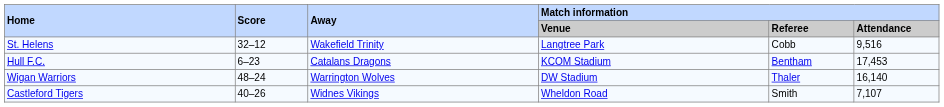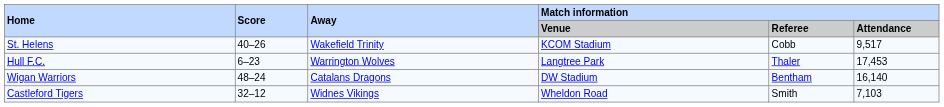(252, 45) 32–12 -> (252, 45) 40–26
(573, 45) Langtree Park -> (576, 45) KCOM Stadium
(869, 45) 9,516 -> (869, 45) 9,517
(351, 61) Catalans Dragons -> (353, 61) Warrington Wolves
(576, 61) KCOM Stadium -> (573, 61) Langtree Park
(792, 61) Bentham -> (786, 61) Thaler
(353, 78) Warrington Wolves -> (351, 78) Catalans Dragons
(786, 78) Thaler -> (792, 78) Bentham
(252, 94) 40–26 -> (252, 94) 32–12
(869, 94) 7,107 -> (869, 94) 7,103
